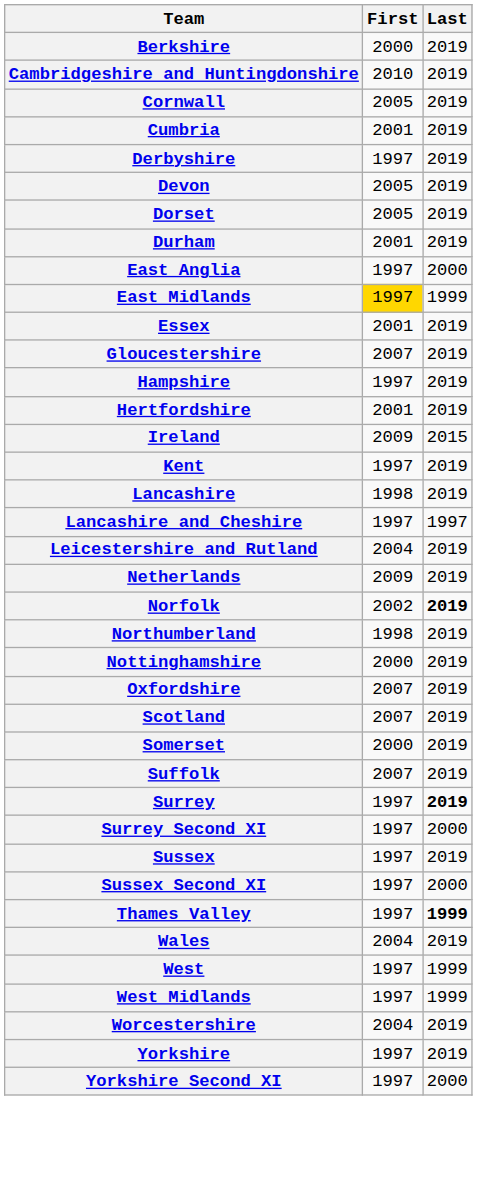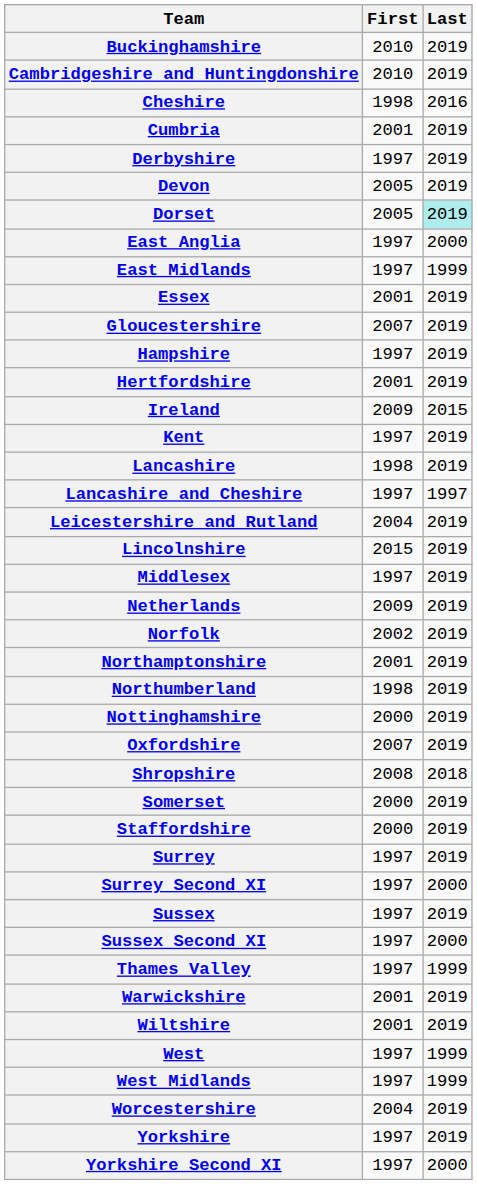- row: (184, 47)
+ row: (184, 47)
+ row: (184, 103)
- row: (184, 103)
(447, 214) no background -> (447, 214) paleturquoise background
- row: (184, 242)
(393, 298) gold background -> (393, 270) no background
+ row: (184, 550)
+ row: (184, 578)
(447, 606) bold -> (447, 634) normal
+ row: (184, 662)
- row: (184, 718)
+ row: (184, 774)
+ row: (184, 830)
- row: (184, 774)
(447, 802) bold -> (447, 858) normal
(447, 914) bold -> (447, 970) normal
- row: (184, 942)
+ row: (184, 998)
+ row: (184, 1025)
